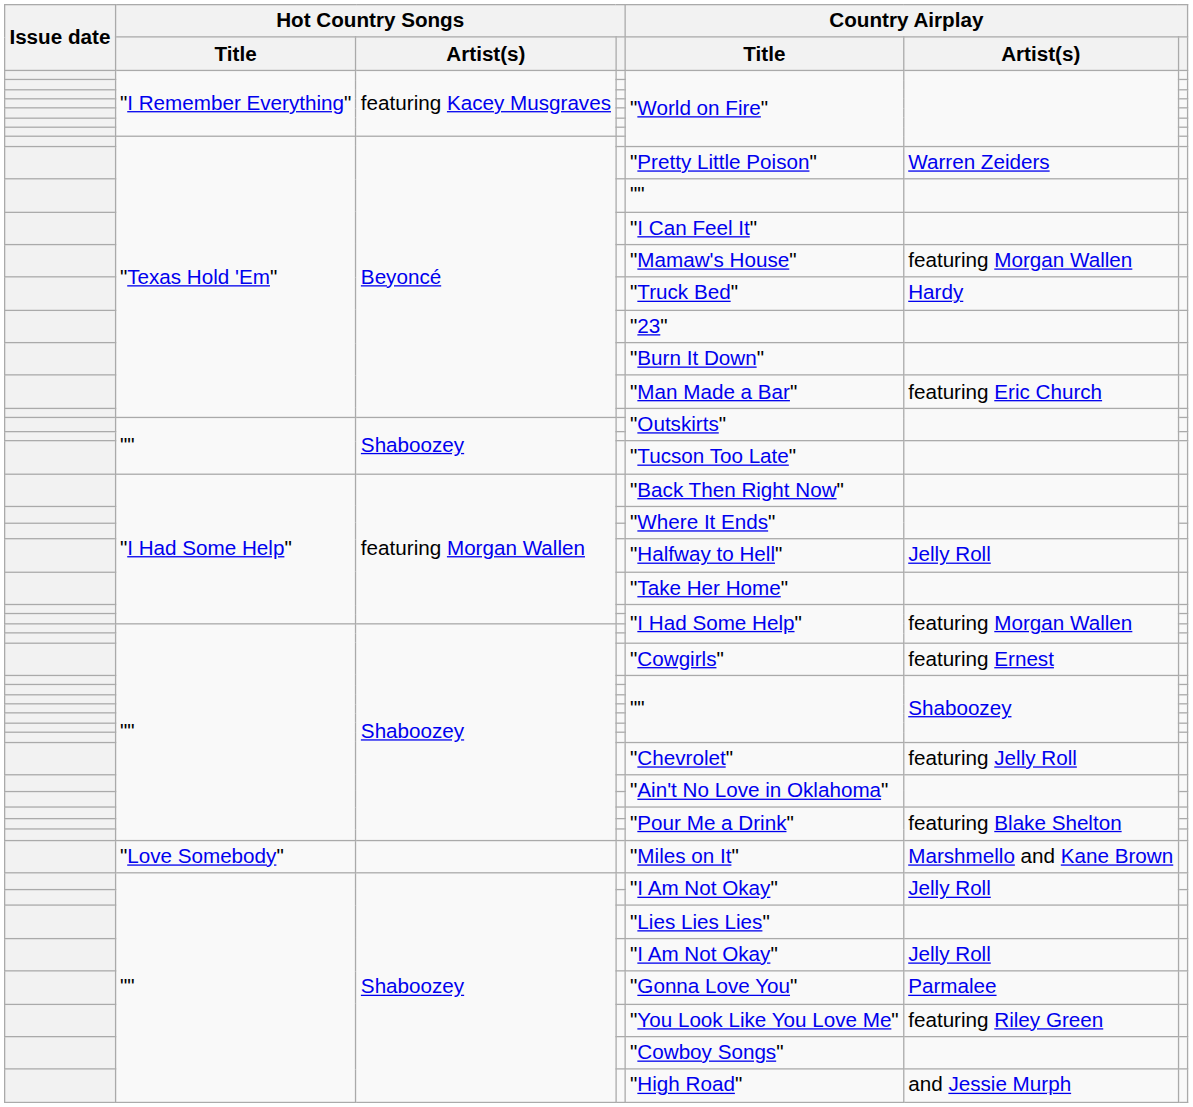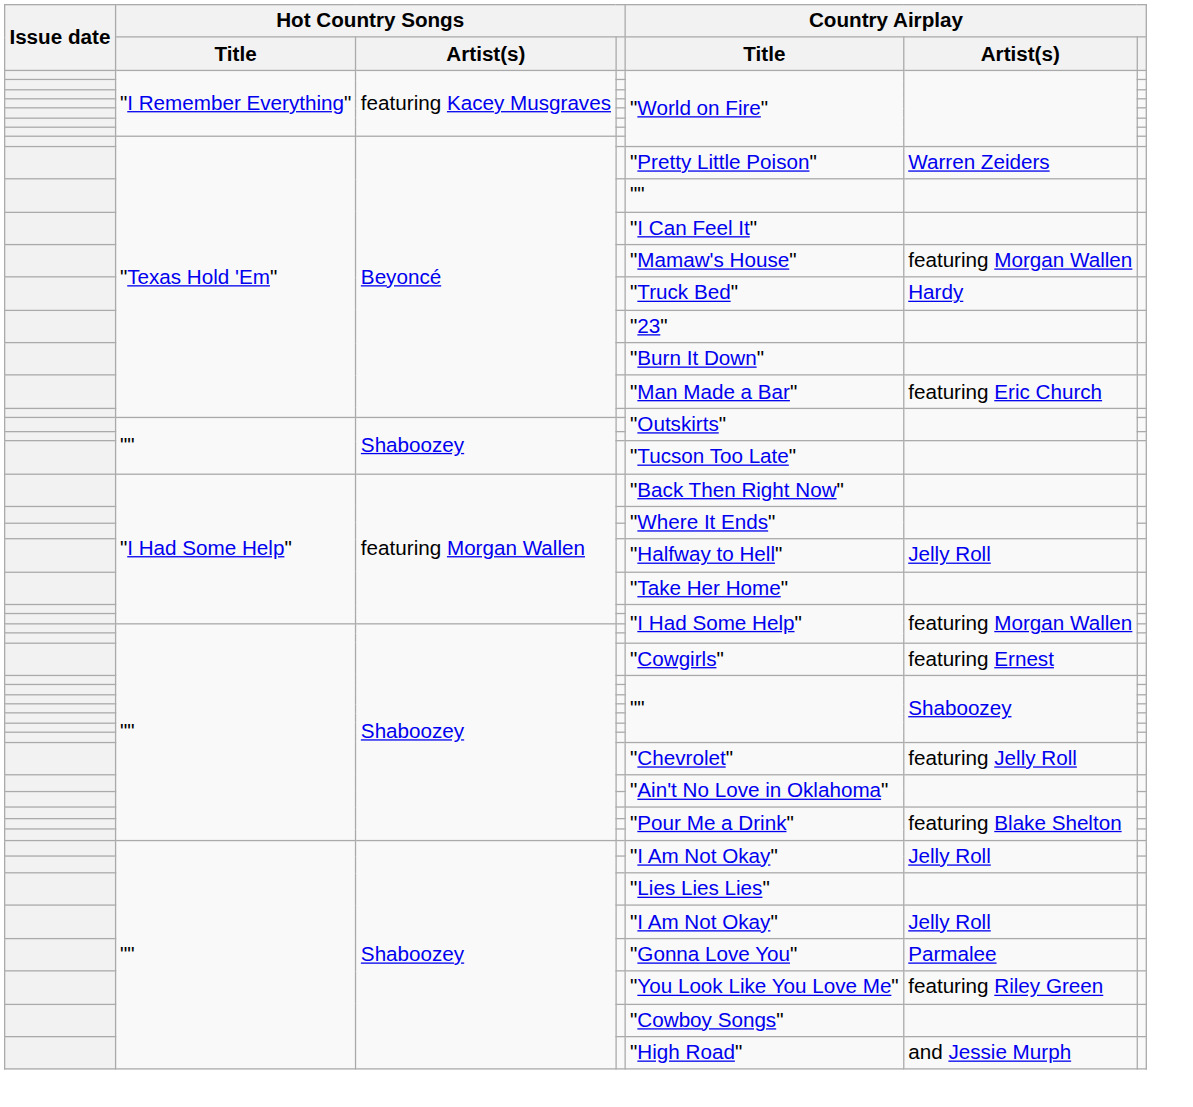- row: (202, 856)
